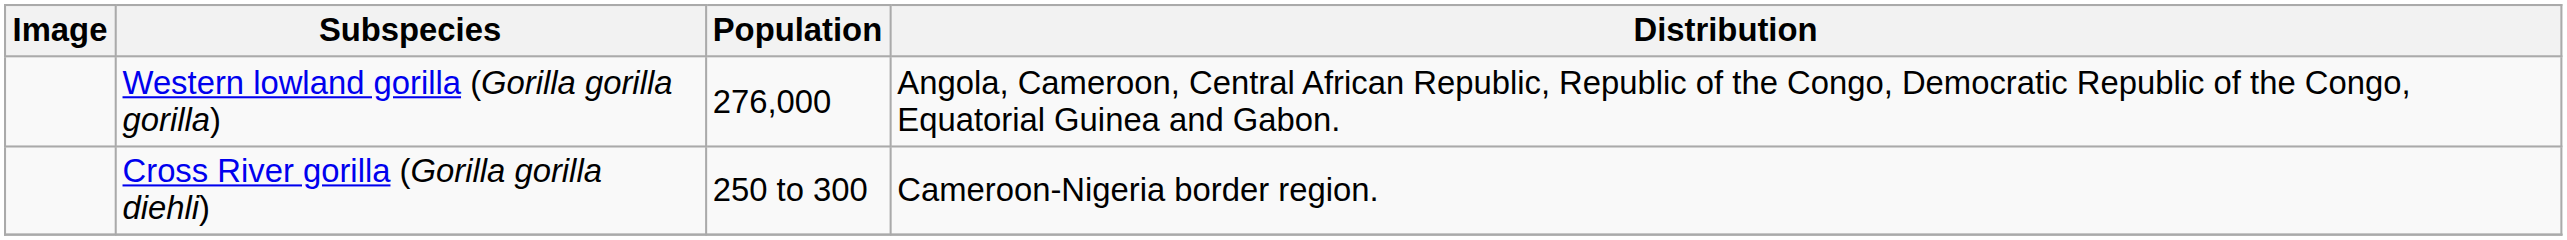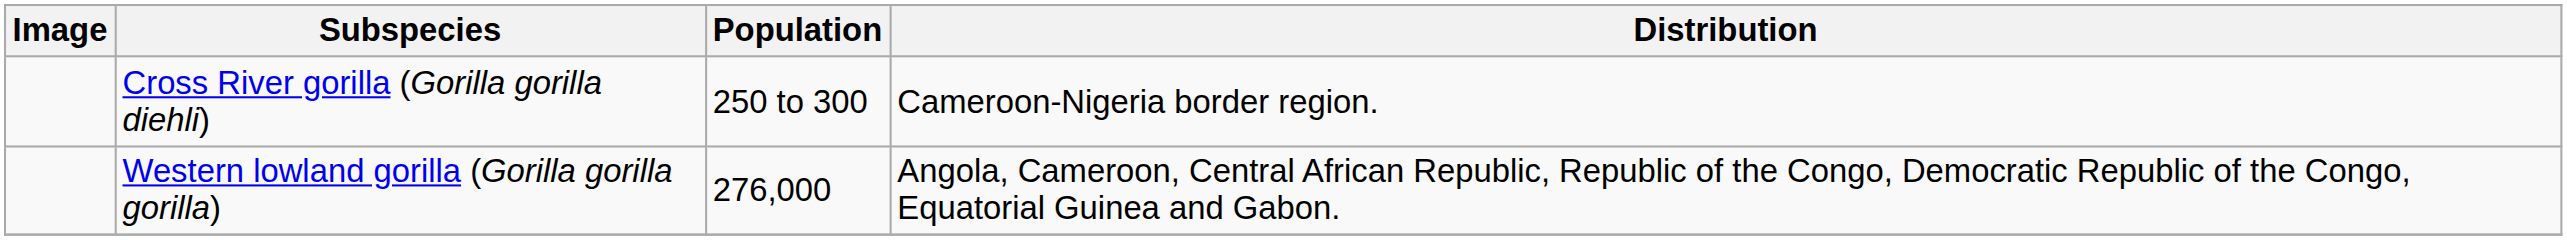rows swapped: (398, 100) <-> (362, 189)
